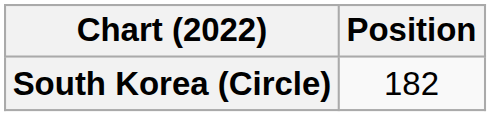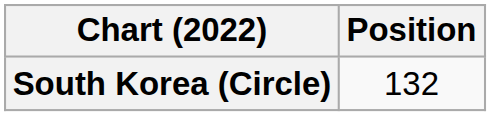(411, 82) 182 -> (411, 82) 132
